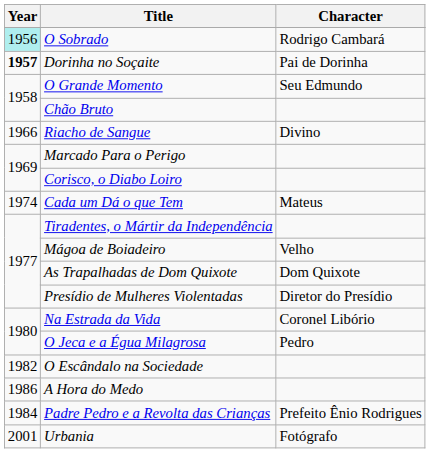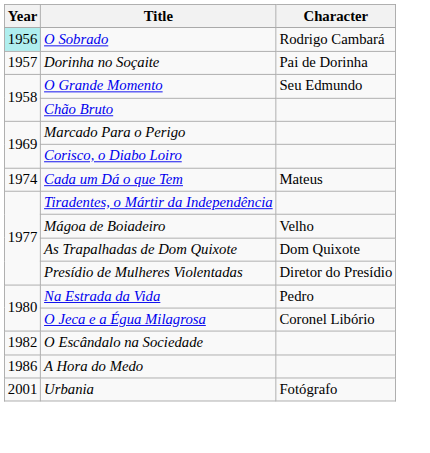(23, 62) bold -> (23, 62) normal
- row: (97, 132)
(327, 319) Coronel Libório -> (297, 296) Pedro
(297, 343) Pedro -> (327, 319) Coronel Libório
- row: (157, 413)
